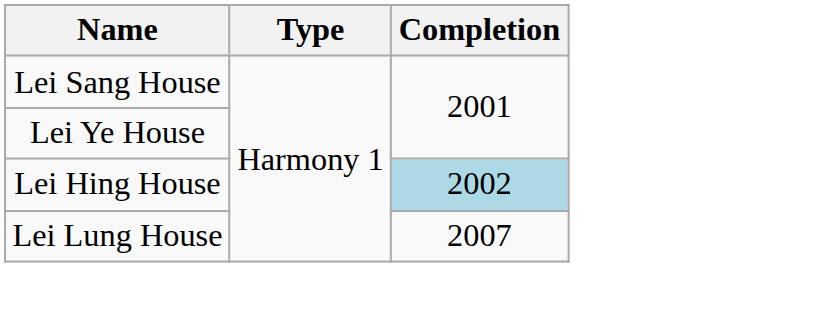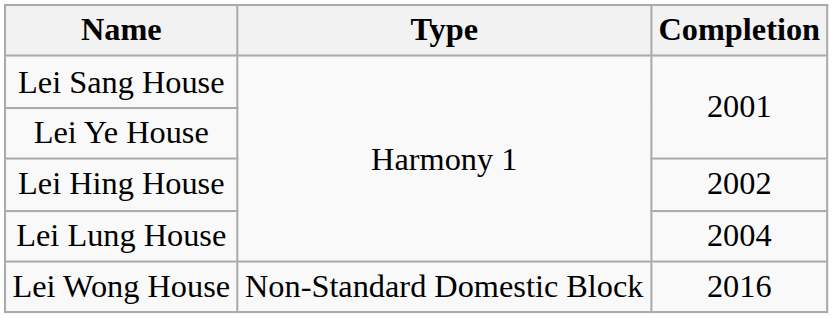(479, 183) lightblue background -> (739, 183) no background
(479, 235) 2007 -> (739, 235) 2004
+ row: (121, 286)
